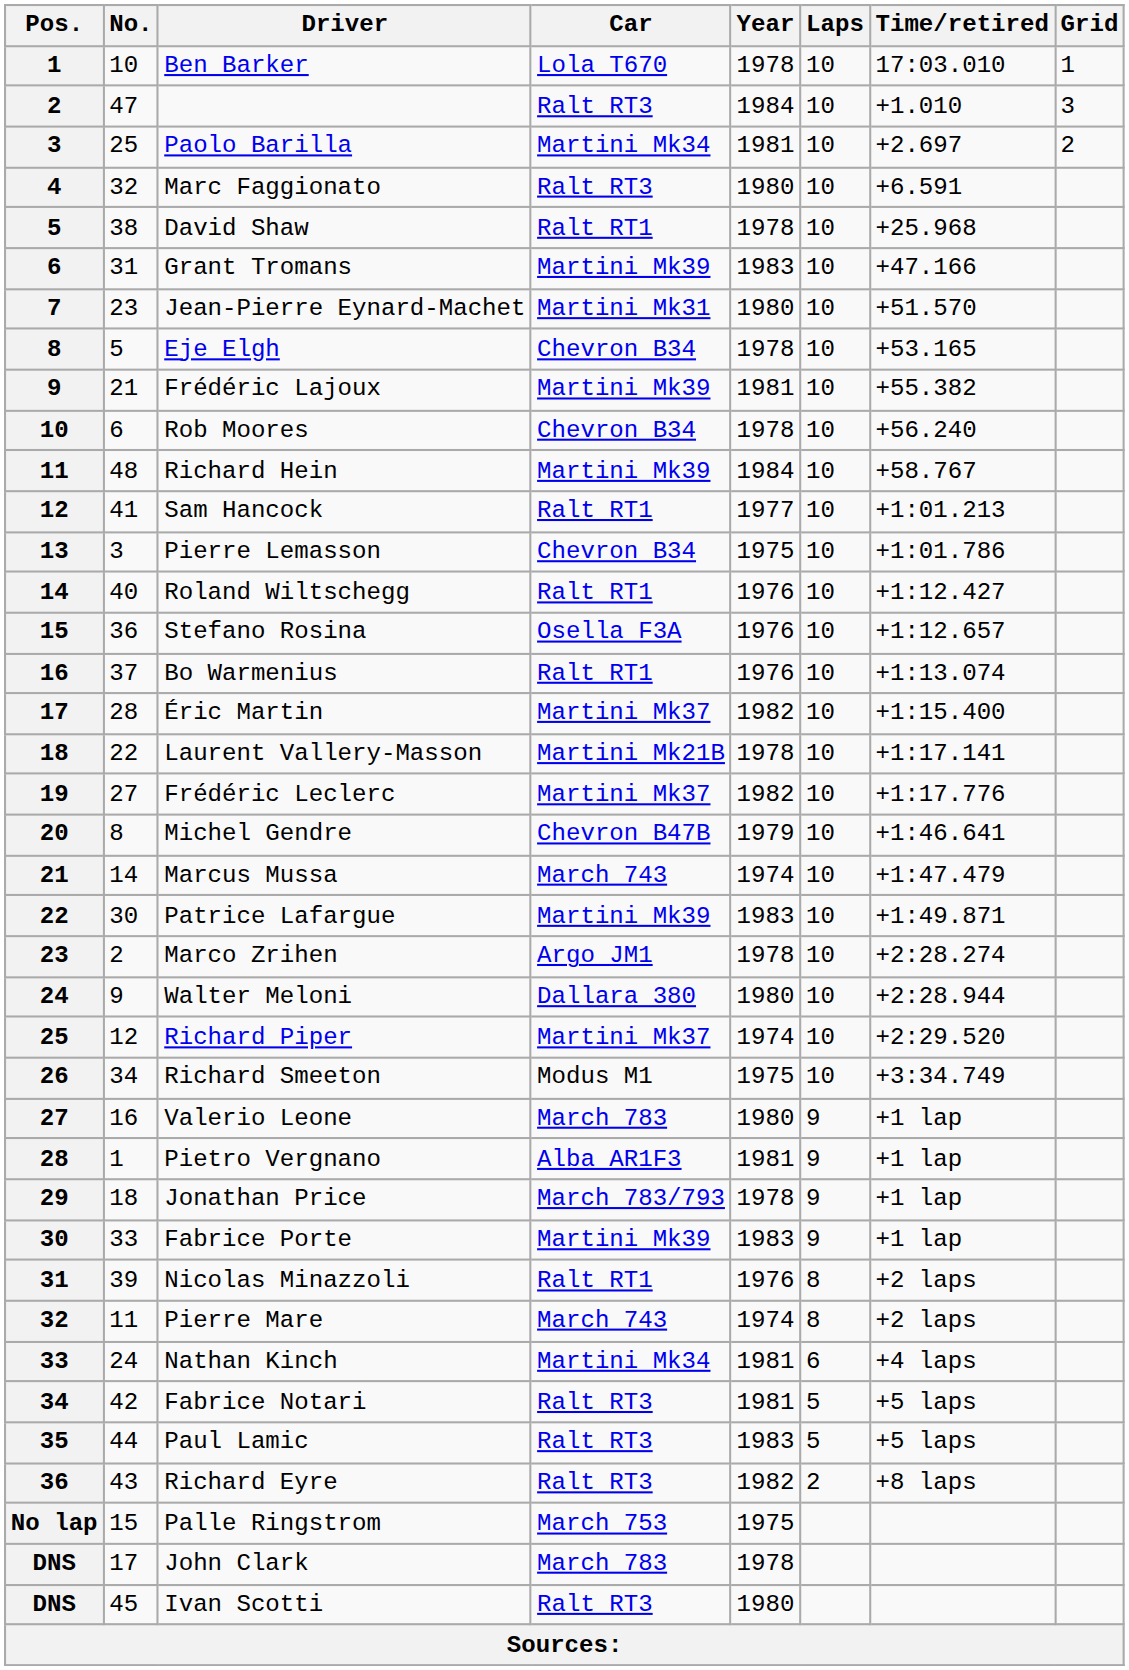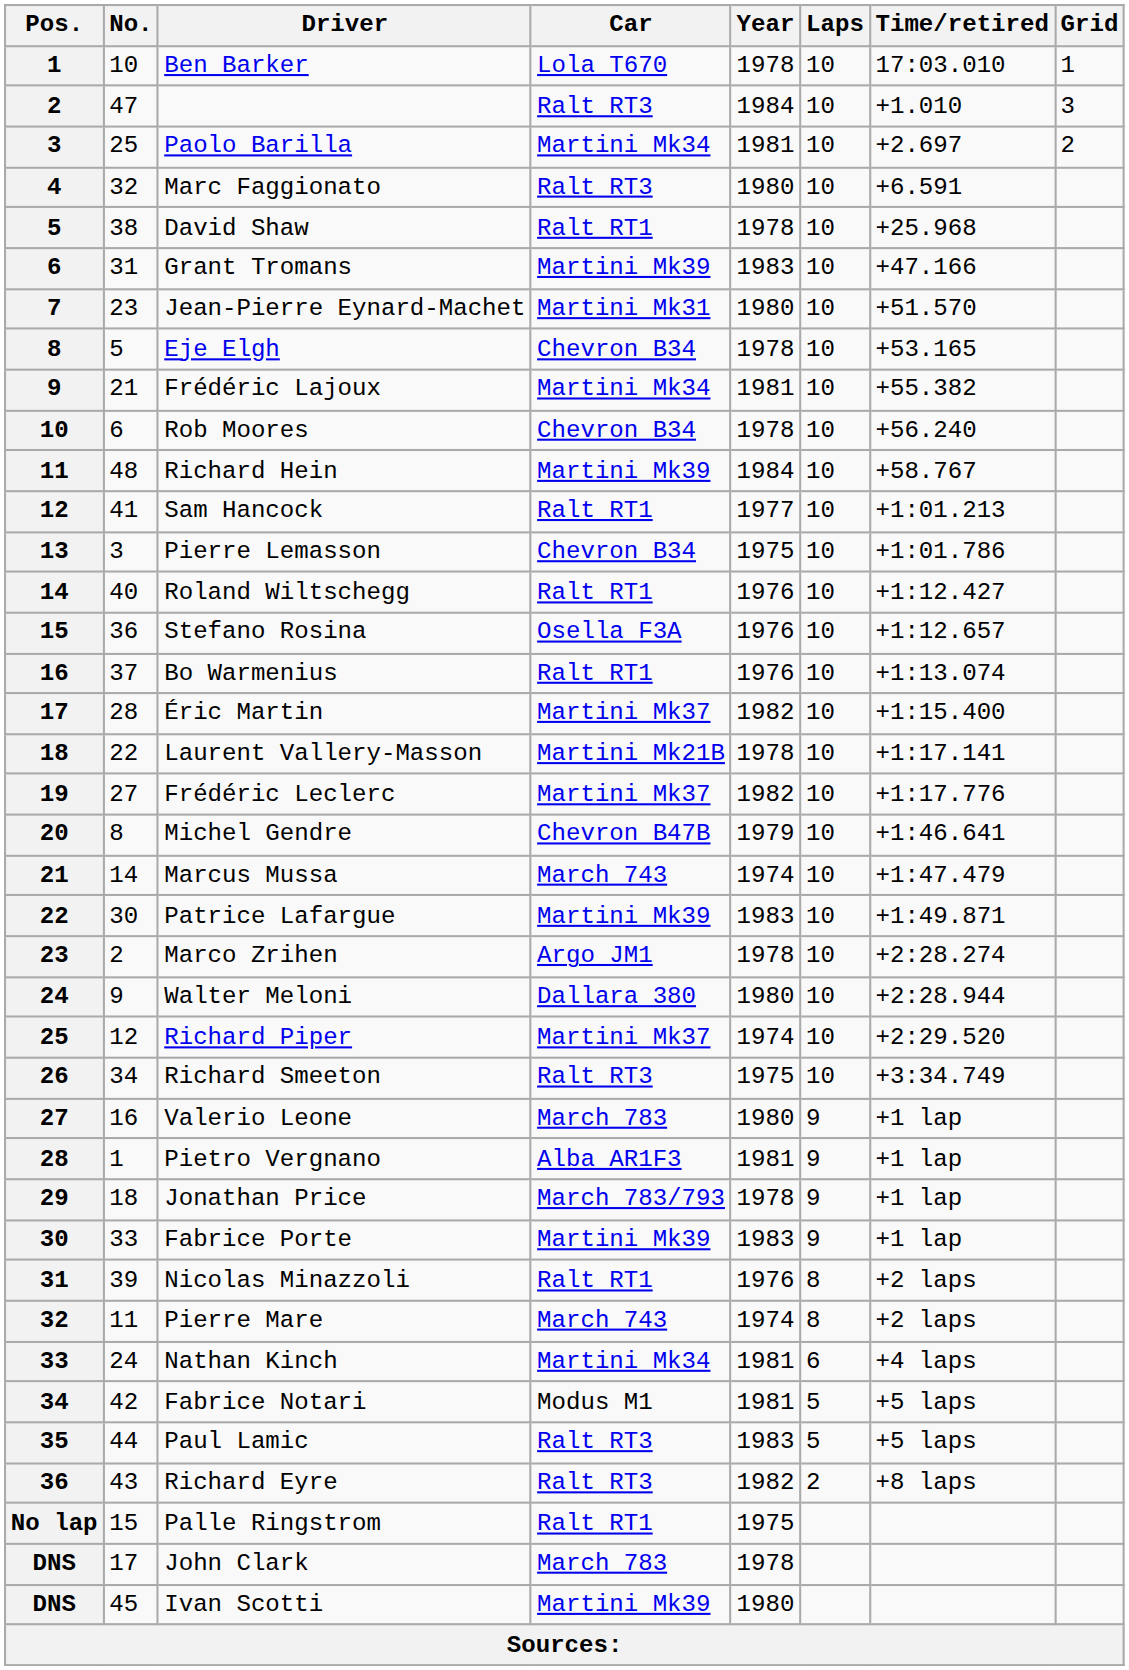(624, 389) Martini Mk39 -> (624, 389) Martini Mk34
(595, 1078) Modus M1 -> (595, 1078) Ralt RT3
(595, 1402) Ralt RT3 -> (595, 1402) Modus M1
(602, 1523) March 753 -> (595, 1523) Ralt RT1
(595, 1604) Ralt RT3 -> (624, 1604) Martini Mk39
